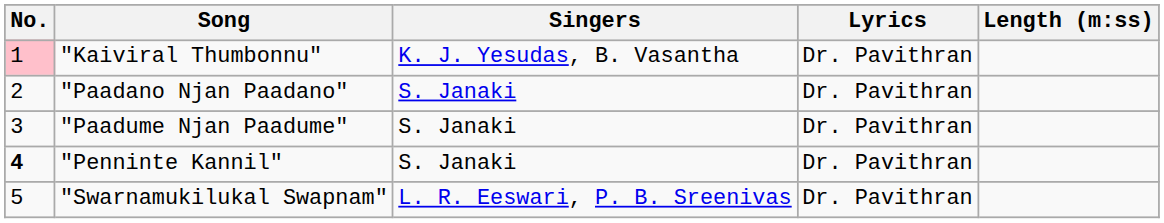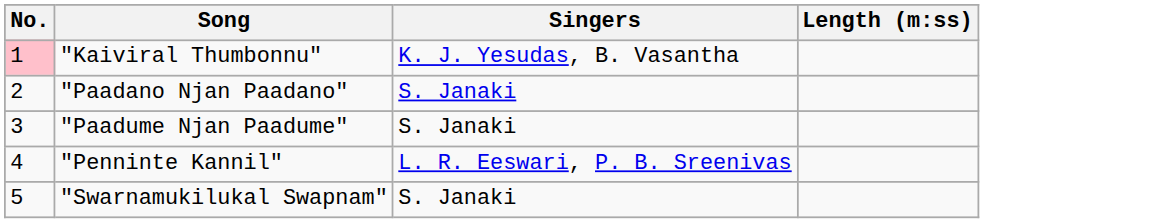- column: (887, 23)
(17, 164) bold -> (17, 164) normal
(457, 164) S. Janaki -> (595, 164) L. R. Eeswari, P. B. Sreenivas
(595, 199) L. R. Eeswari, P. B. Sreenivas -> (457, 199) S. Janaki
